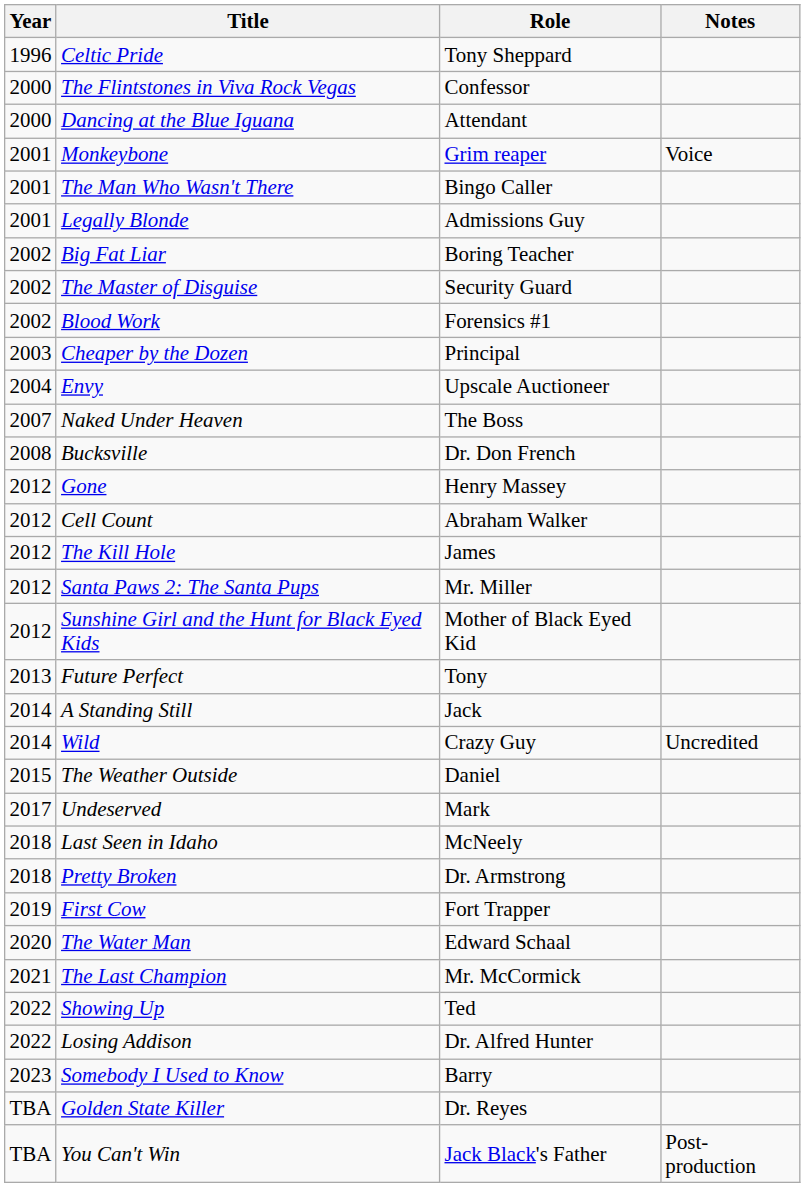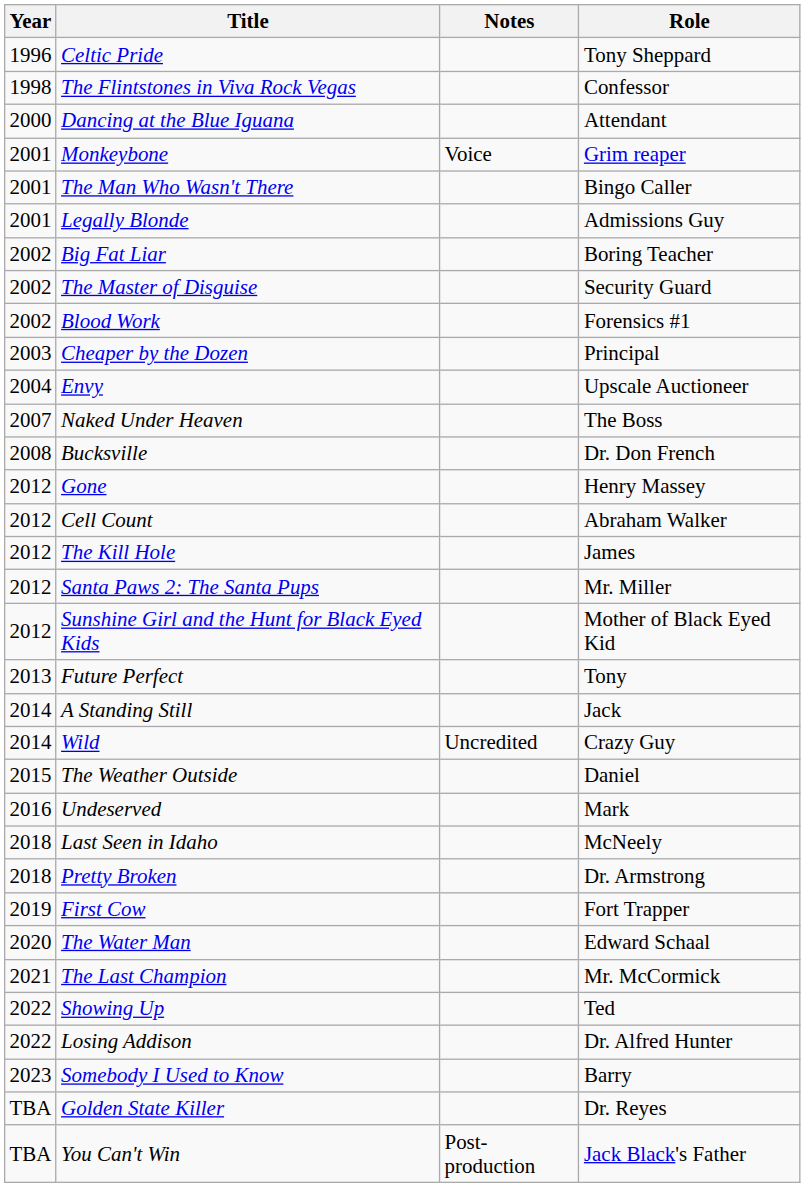columns swapped: (550, 21) <-> (730, 21)
(30, 87) 2000 -> (30, 87) 1998
(30, 809) 2017 -> (30, 809) 2016
